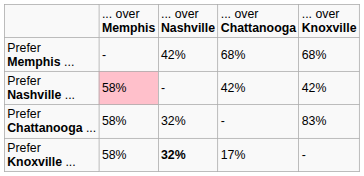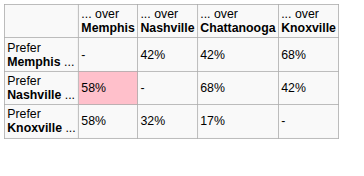(233, 54) 68% -> (213, 54) 42%
(233, 87) 42% -> (213, 87) 68%
- row: (52, 121)
(173, 154) bold -> (153, 121) normal
